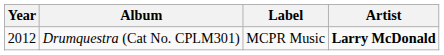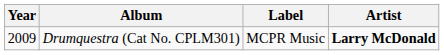(22, 38) 2012 -> (22, 38) 2009
